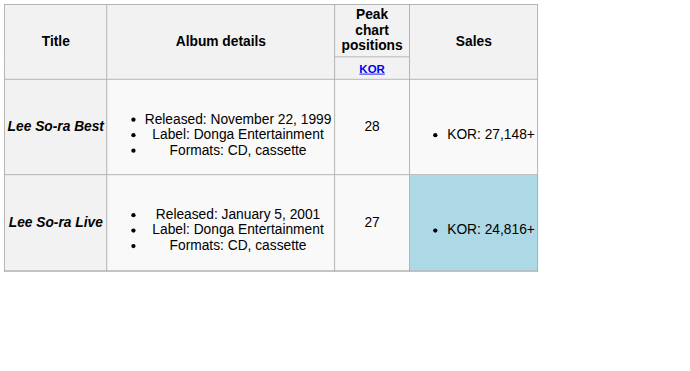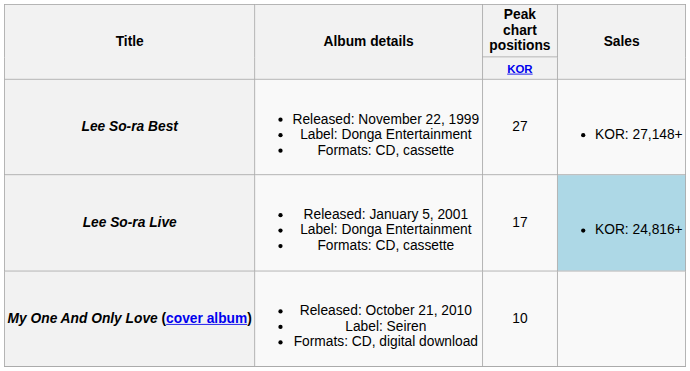(372, 126) 28 -> (520, 126) 27
(372, 222) 27 -> (520, 222) 17
+ row: (130, 318)
